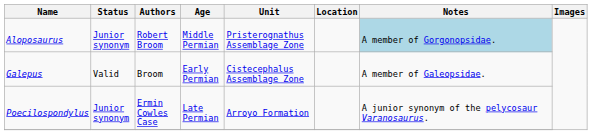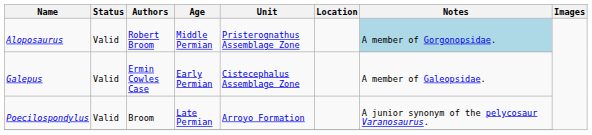(111, 40) Junior synonym -> (106, 40) Valid
(150, 74) Broom -> (144, 79) Ermin Cowles Case
(111, 113) Junior synonym -> (106, 118) Valid
(153, 113) Ermin Cowles Case -> (141, 118) Broom
